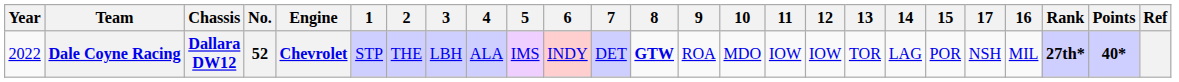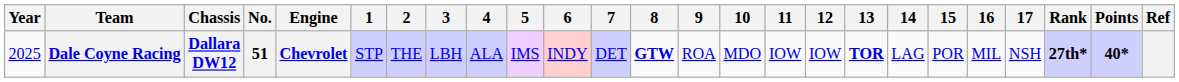columns swapped: (1024, 17) <-> (985, 17)
(25, 53) 2022 -> (25, 53) 2025
(260, 53) 52 -> (260, 53) 51
(865, 53) normal -> (866, 53) bold
